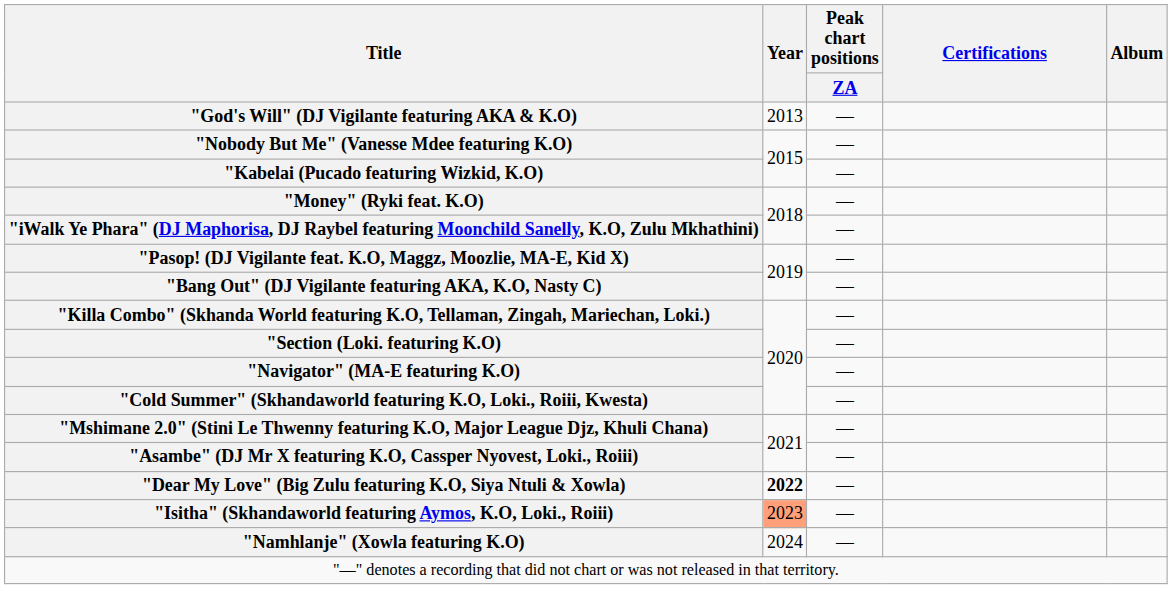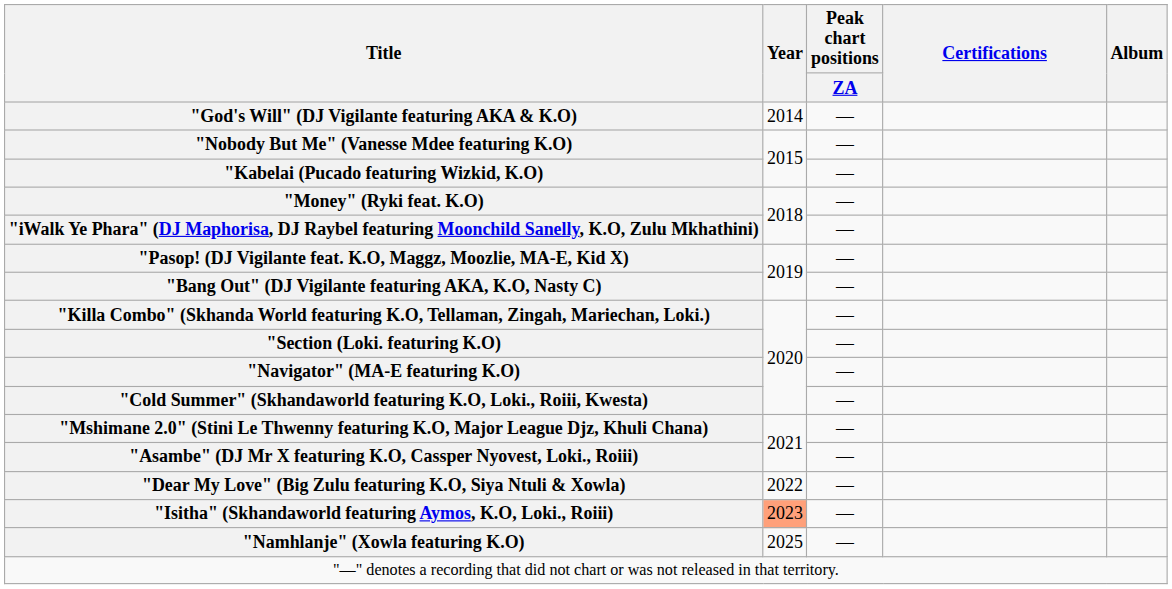(785, 115) 2013 -> (785, 115) 2014
(785, 485) bold -> (785, 485) normal
(785, 542) 2024 -> (785, 542) 2025
